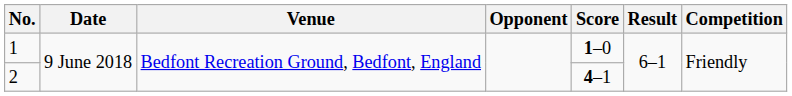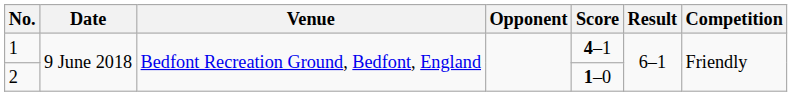(597, 47) 1–0 -> (597, 47) 4–1
(597, 76) 4–1 -> (597, 76) 1–0
